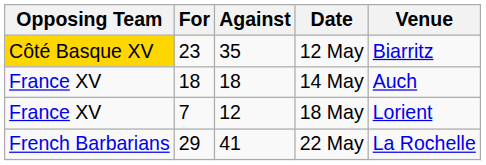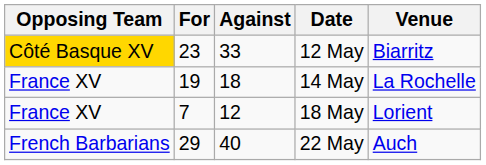(230, 50) 35 -> (230, 50) 33
(190, 81) 18 -> (190, 81) 19
(395, 81) Auch -> (424, 81) La Rochelle
(230, 143) 41 -> (230, 143) 40
(424, 143) La Rochelle -> (395, 143) Auch
